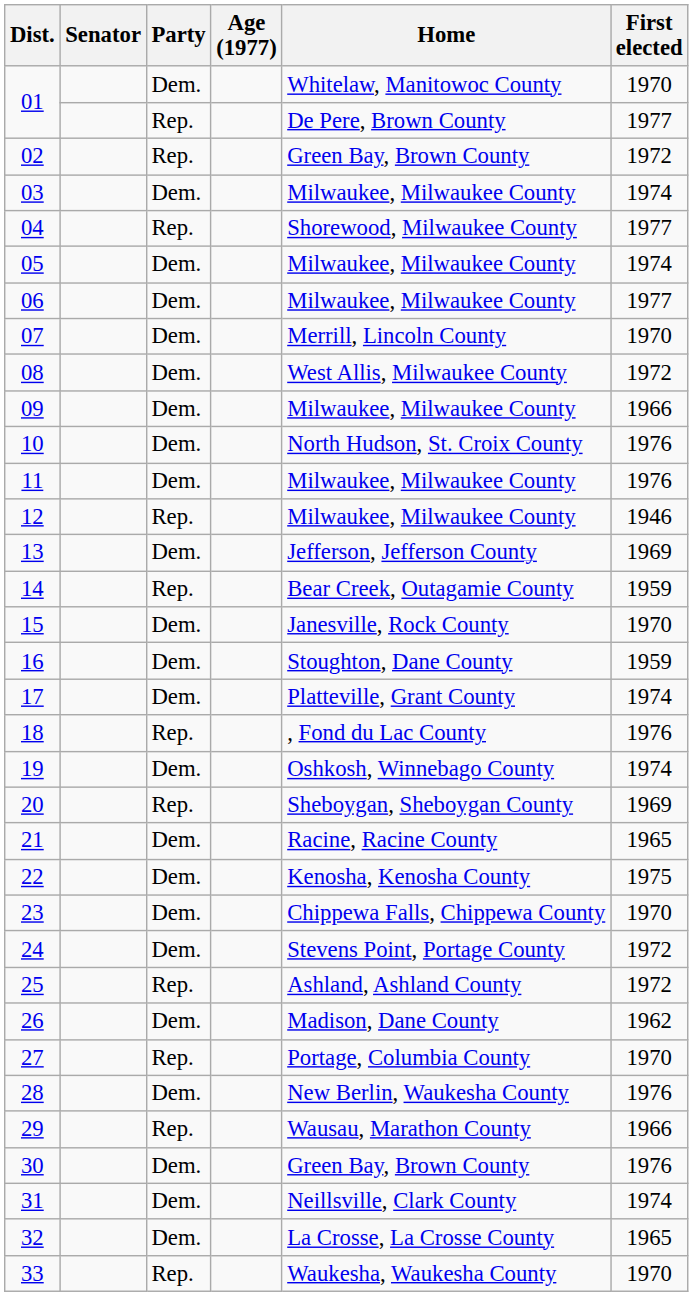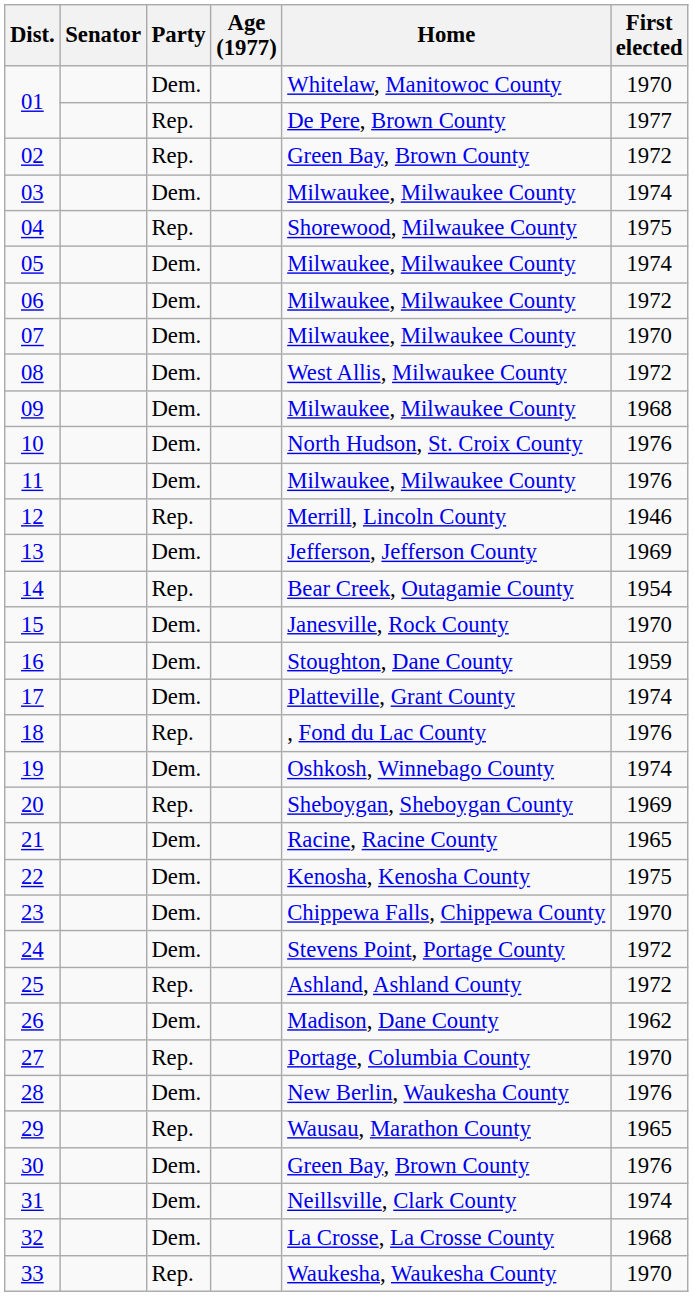(649, 228) 1977 -> (649, 228) 1975
(649, 300) 1977 -> (649, 300) 1972
(397, 336) Merrill, Lincoln County -> (431, 336) Milwaukee, Milwaukee County
(649, 408) 1966 -> (649, 408) 1968
(431, 516) Milwaukee, Milwaukee County -> (397, 516) Merrill, Lincoln County
(649, 588) 1959 -> (649, 588) 1954
(649, 1129) 1966 -> (649, 1129) 1965
(649, 1237) 1965 -> (649, 1237) 1968
